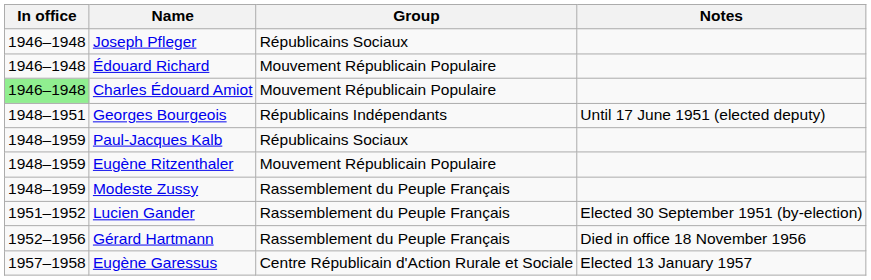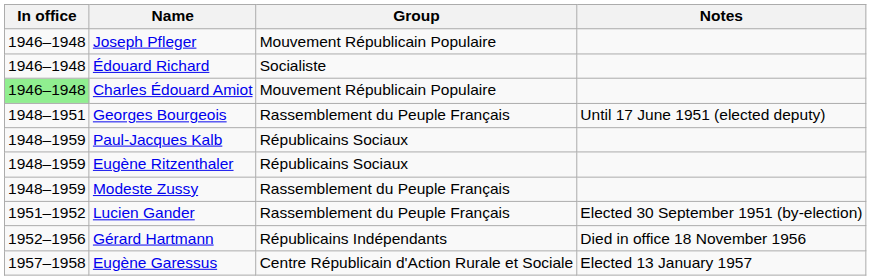(334, 41) Républicains Sociaux -> (378, 41) Mouvement Républicain Populaire
(378, 66) Mouvement Républicain Populaire -> (293, 66) Socialiste
(353, 115) Républicains Indépendants -> (385, 115) Rassemblement du Peuple Français
(378, 164) Mouvement Républicain Populaire -> (334, 164) Républicains Sociaux
(385, 238) Rassemblement du Peuple Français -> (353, 238) Républicains Indépendants
